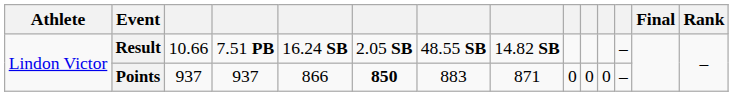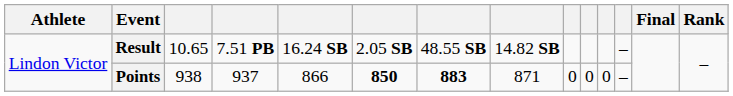(189, 48) 10.66 -> (189, 48) 10.65
(189, 77) 937 -> (189, 77) 938
(453, 77) normal -> (453, 77) bold
